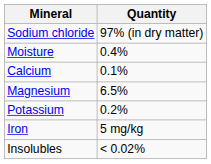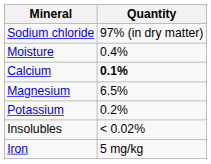(114, 71) normal -> (114, 71) bold
rows swapped: (18, 129) <-> (35, 149)
